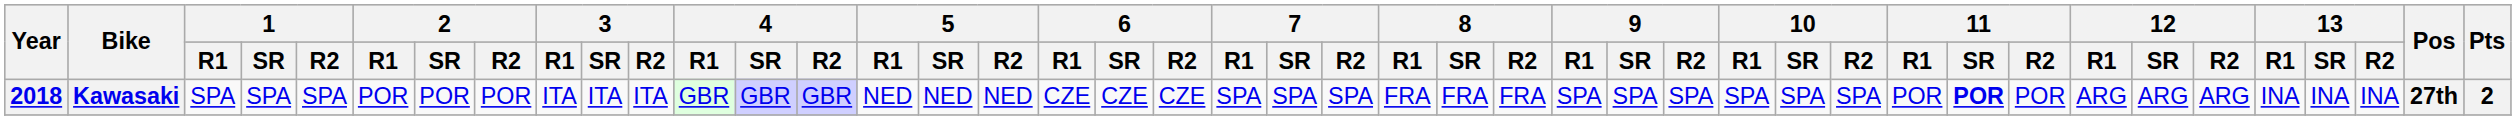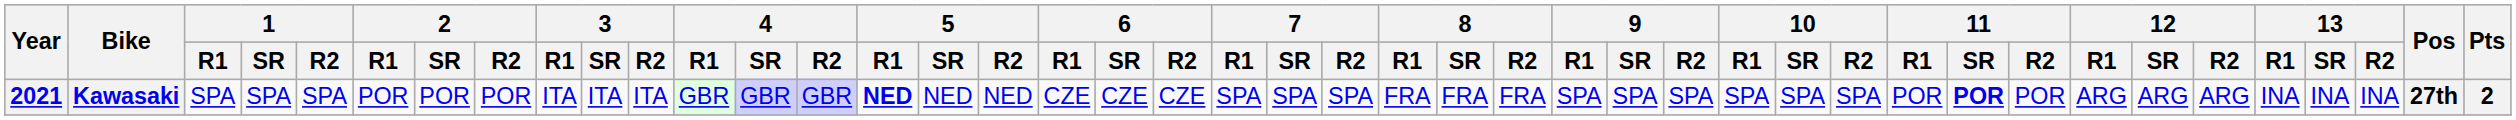(36, 97) 2018 -> (36, 97) 2021
(888, 97) normal -> (888, 97) bold
